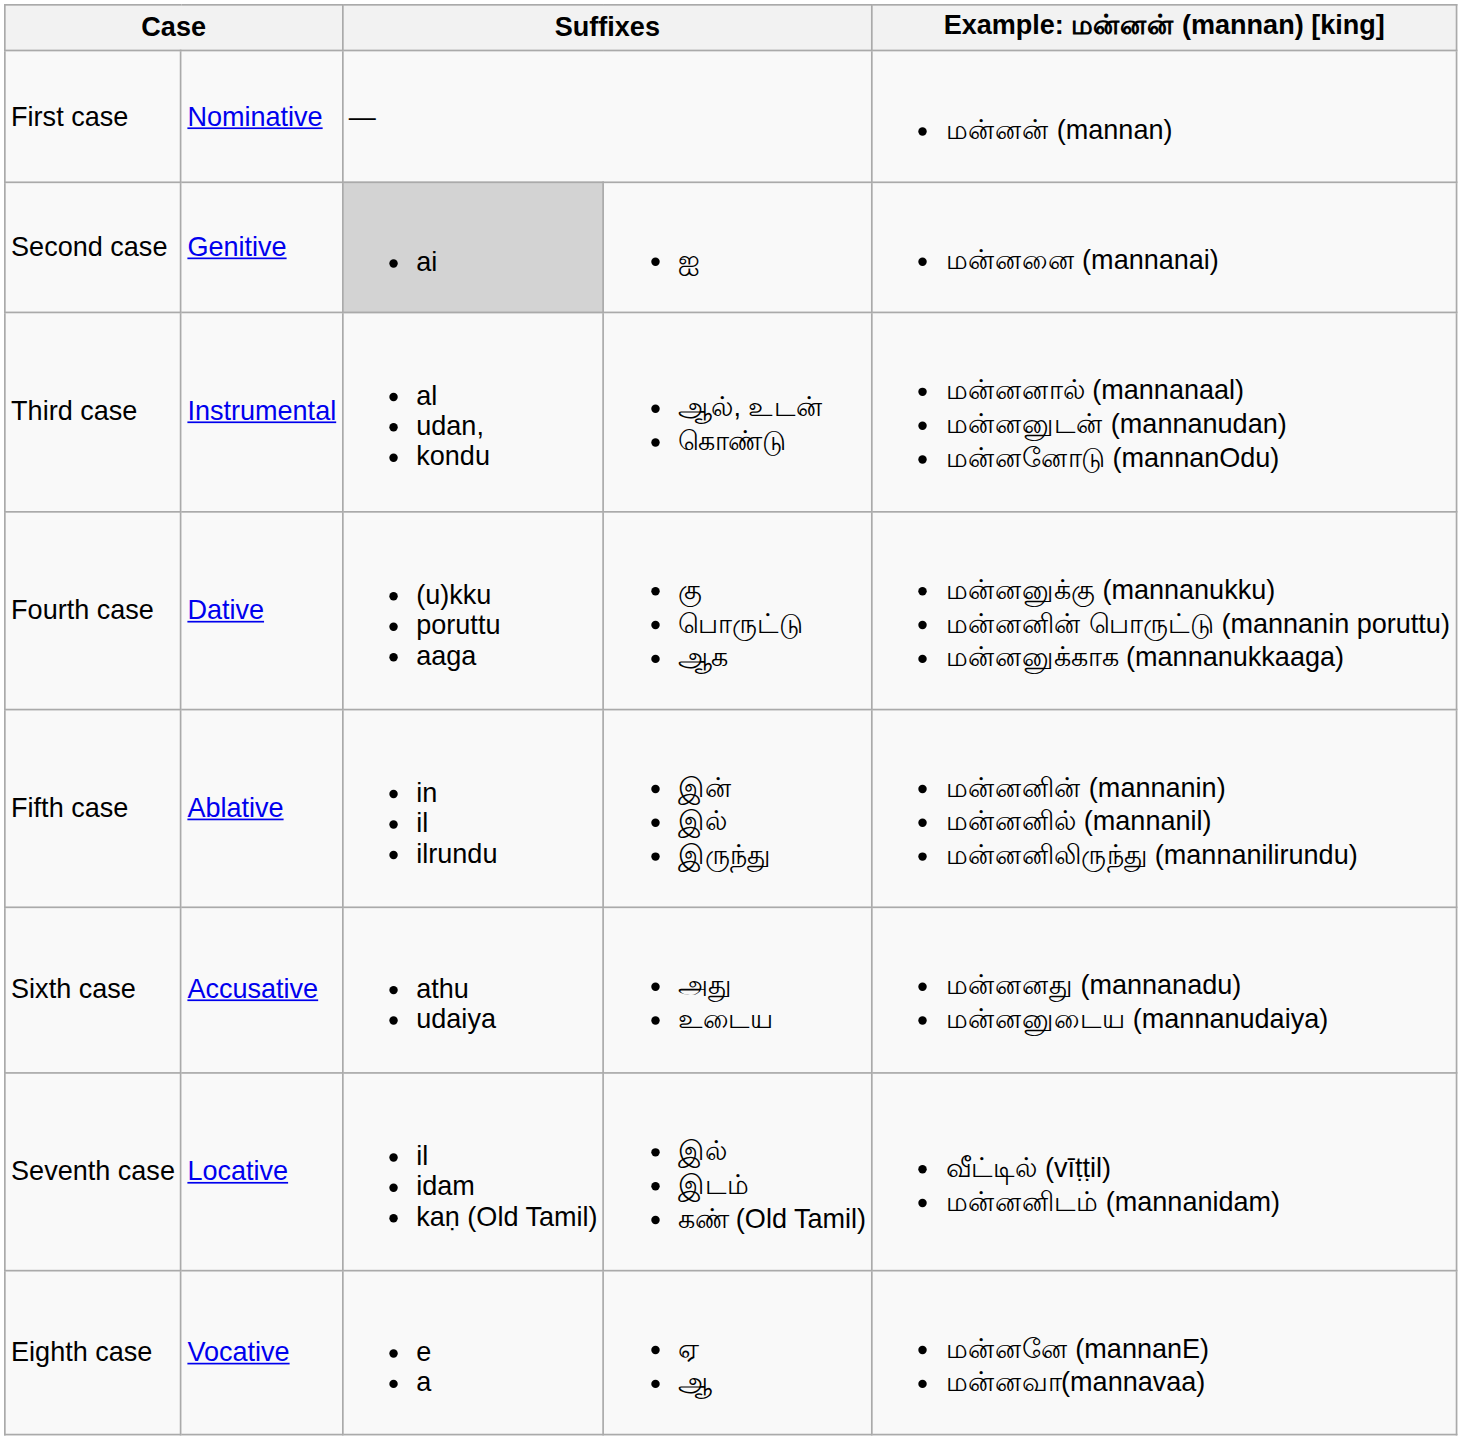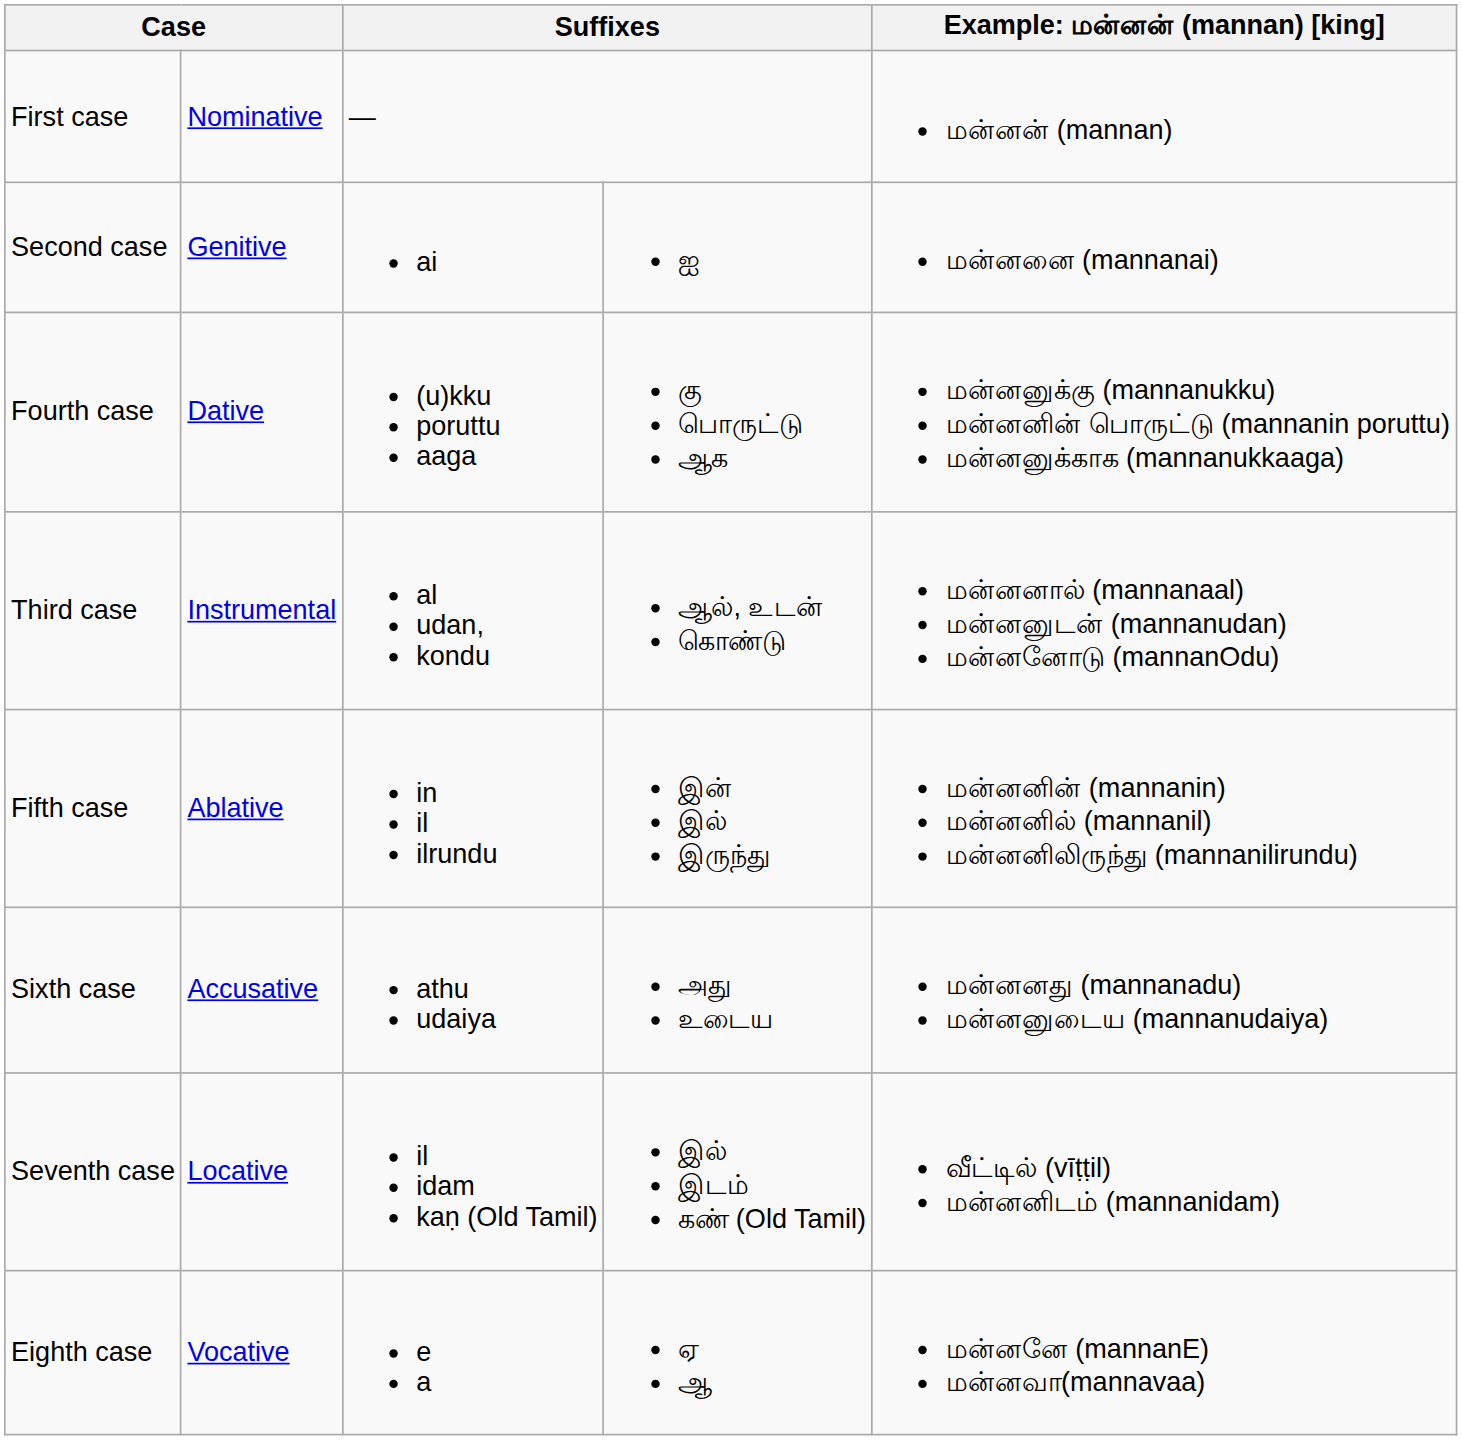(473, 262) lightgrey background -> (473, 262) no background
rows swapped: (74, 411) <-> (82, 609)
